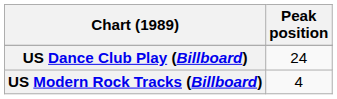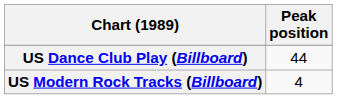(299, 57) 24 -> (299, 57) 44
